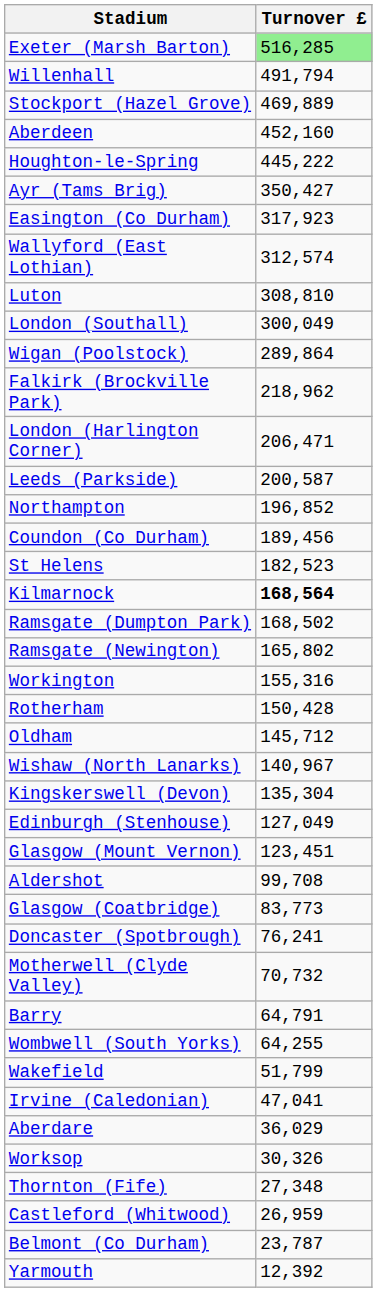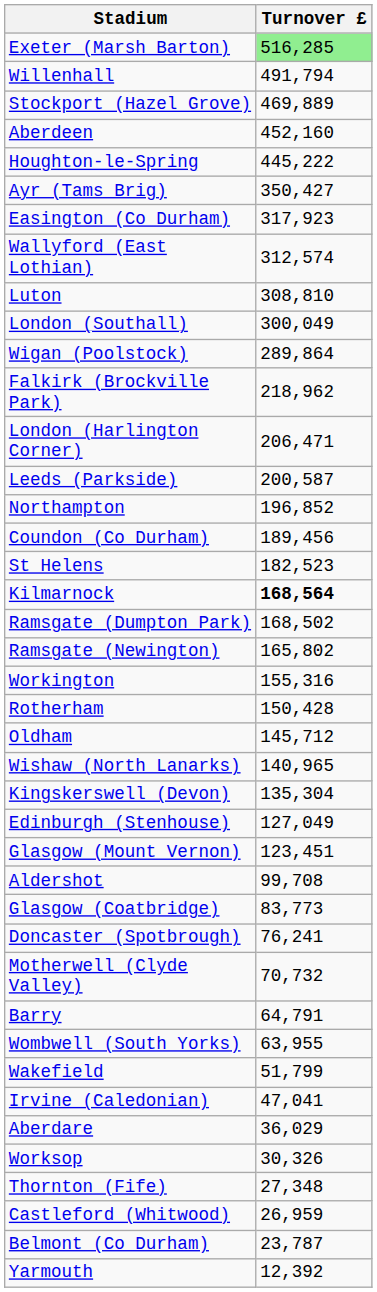(297, 766) 140,967 -> (297, 766) 140,965
(292, 1044) 64,255 -> (292, 1044) 63,955
